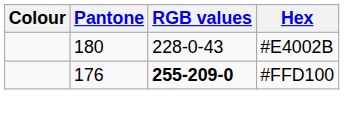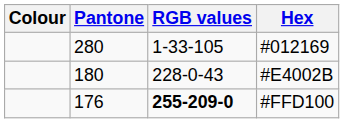+ row: (295, 46)
